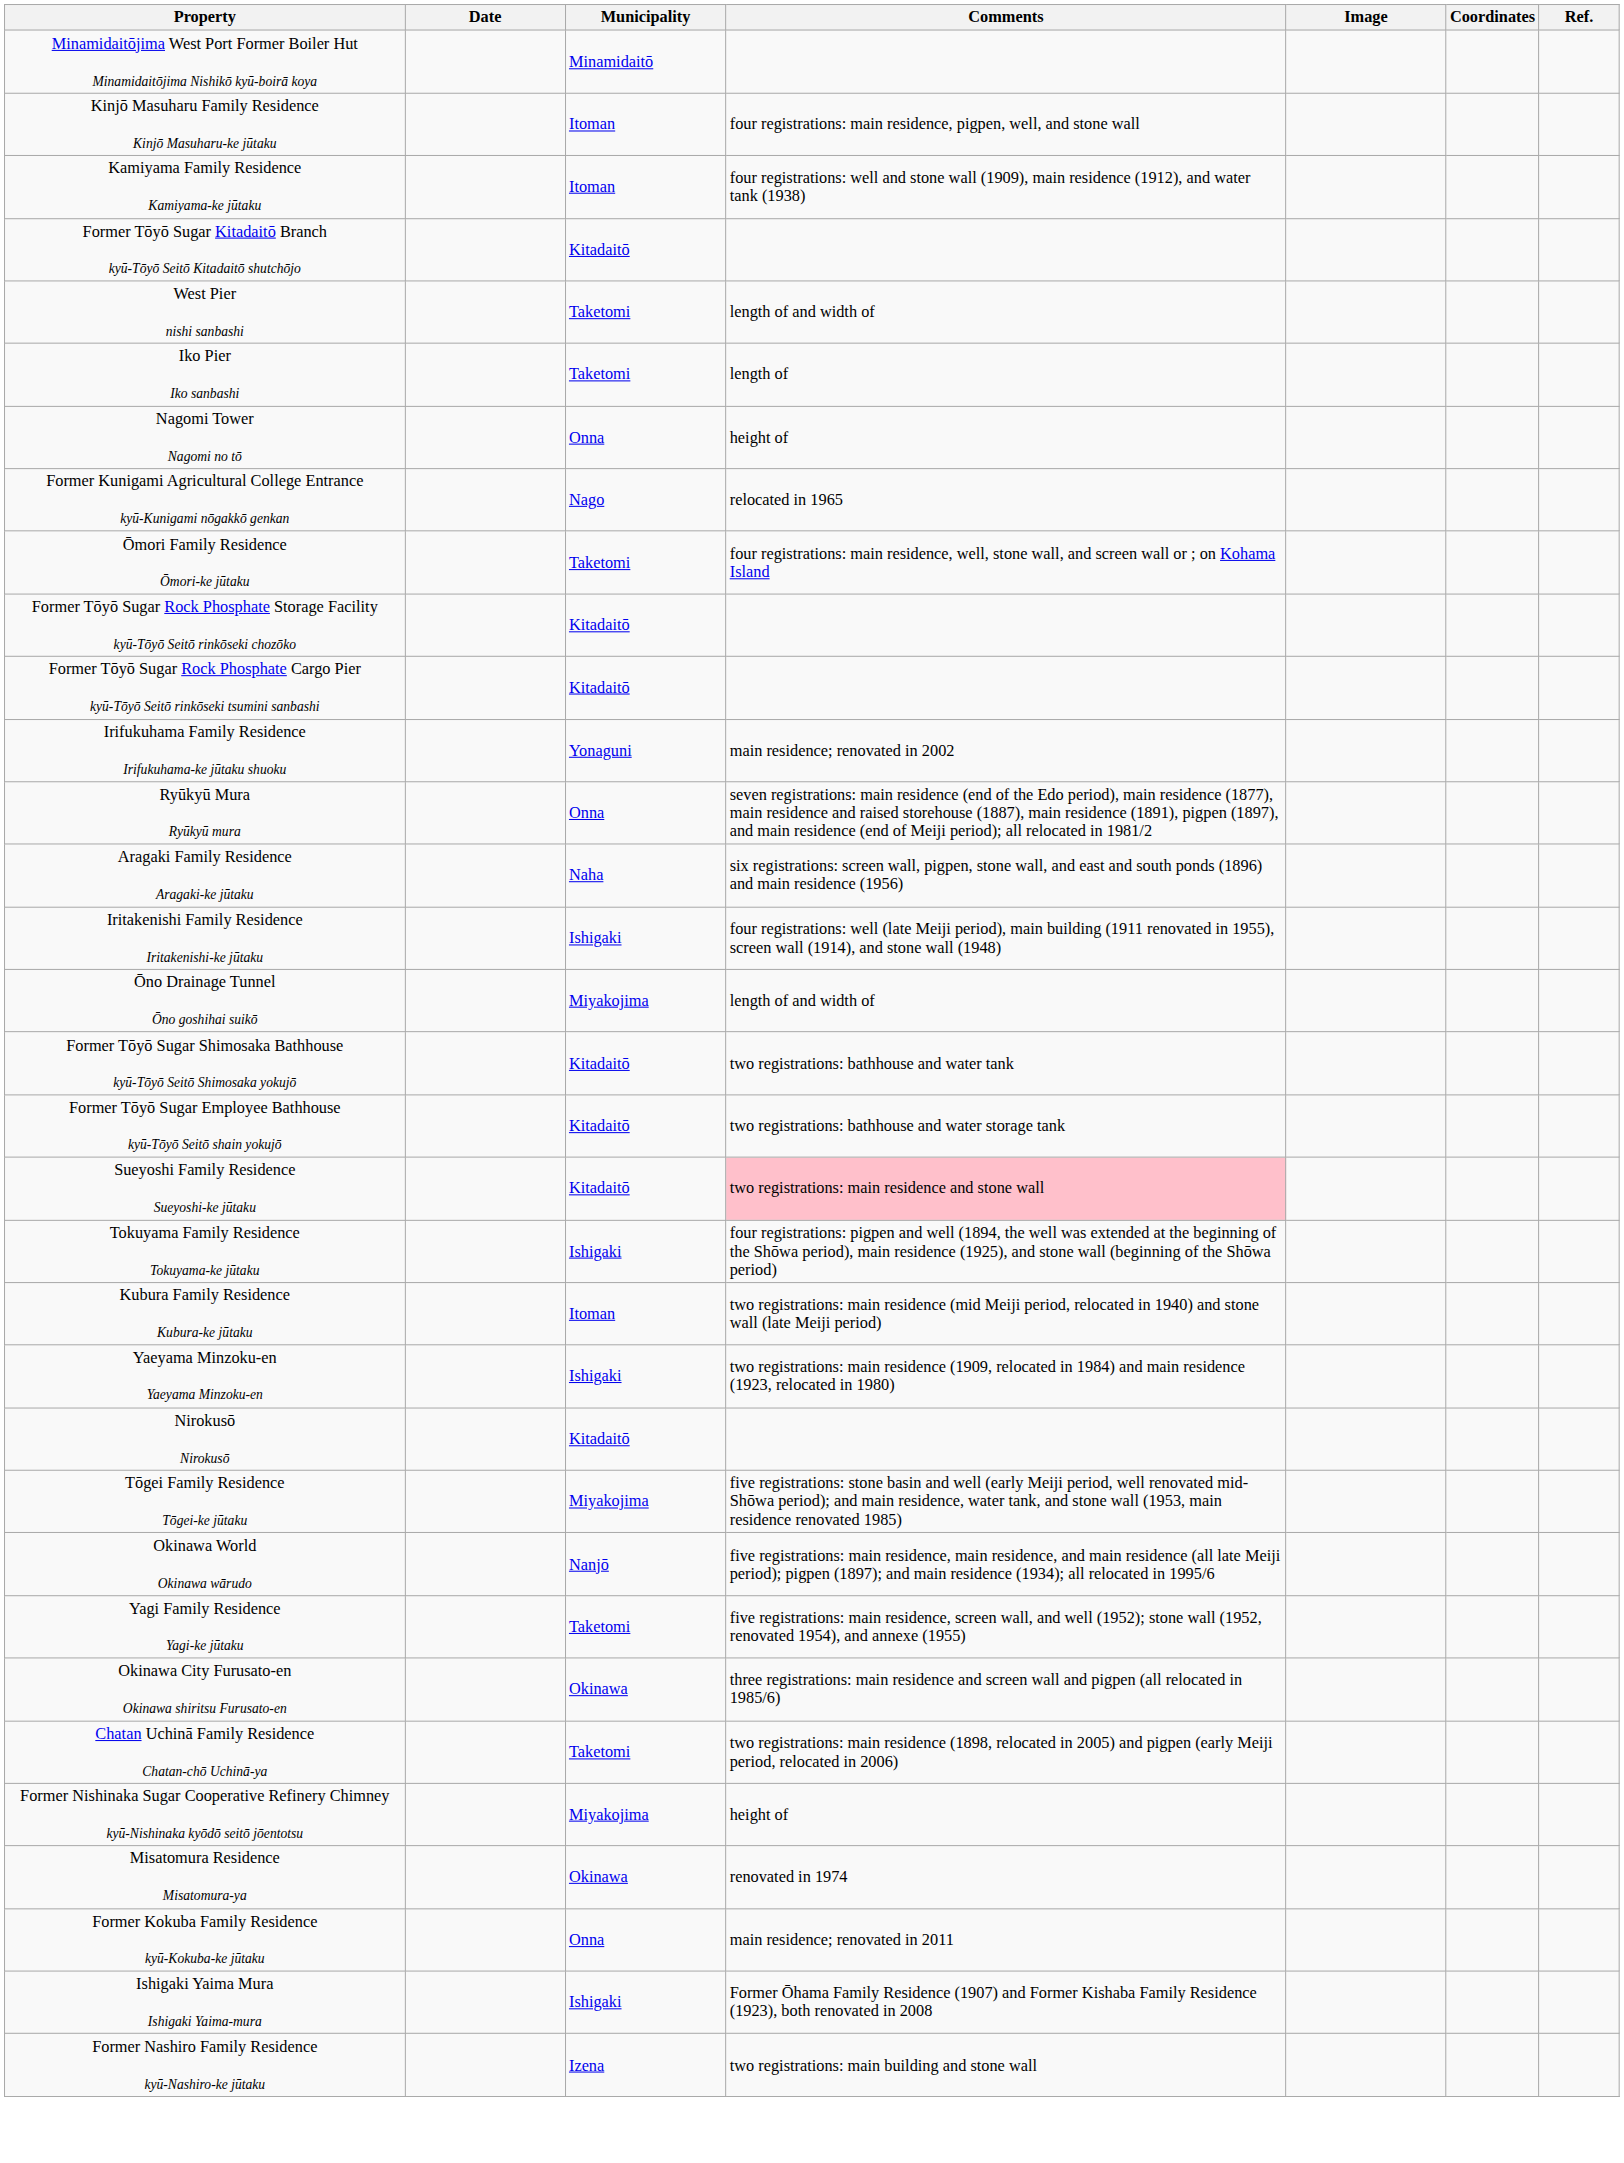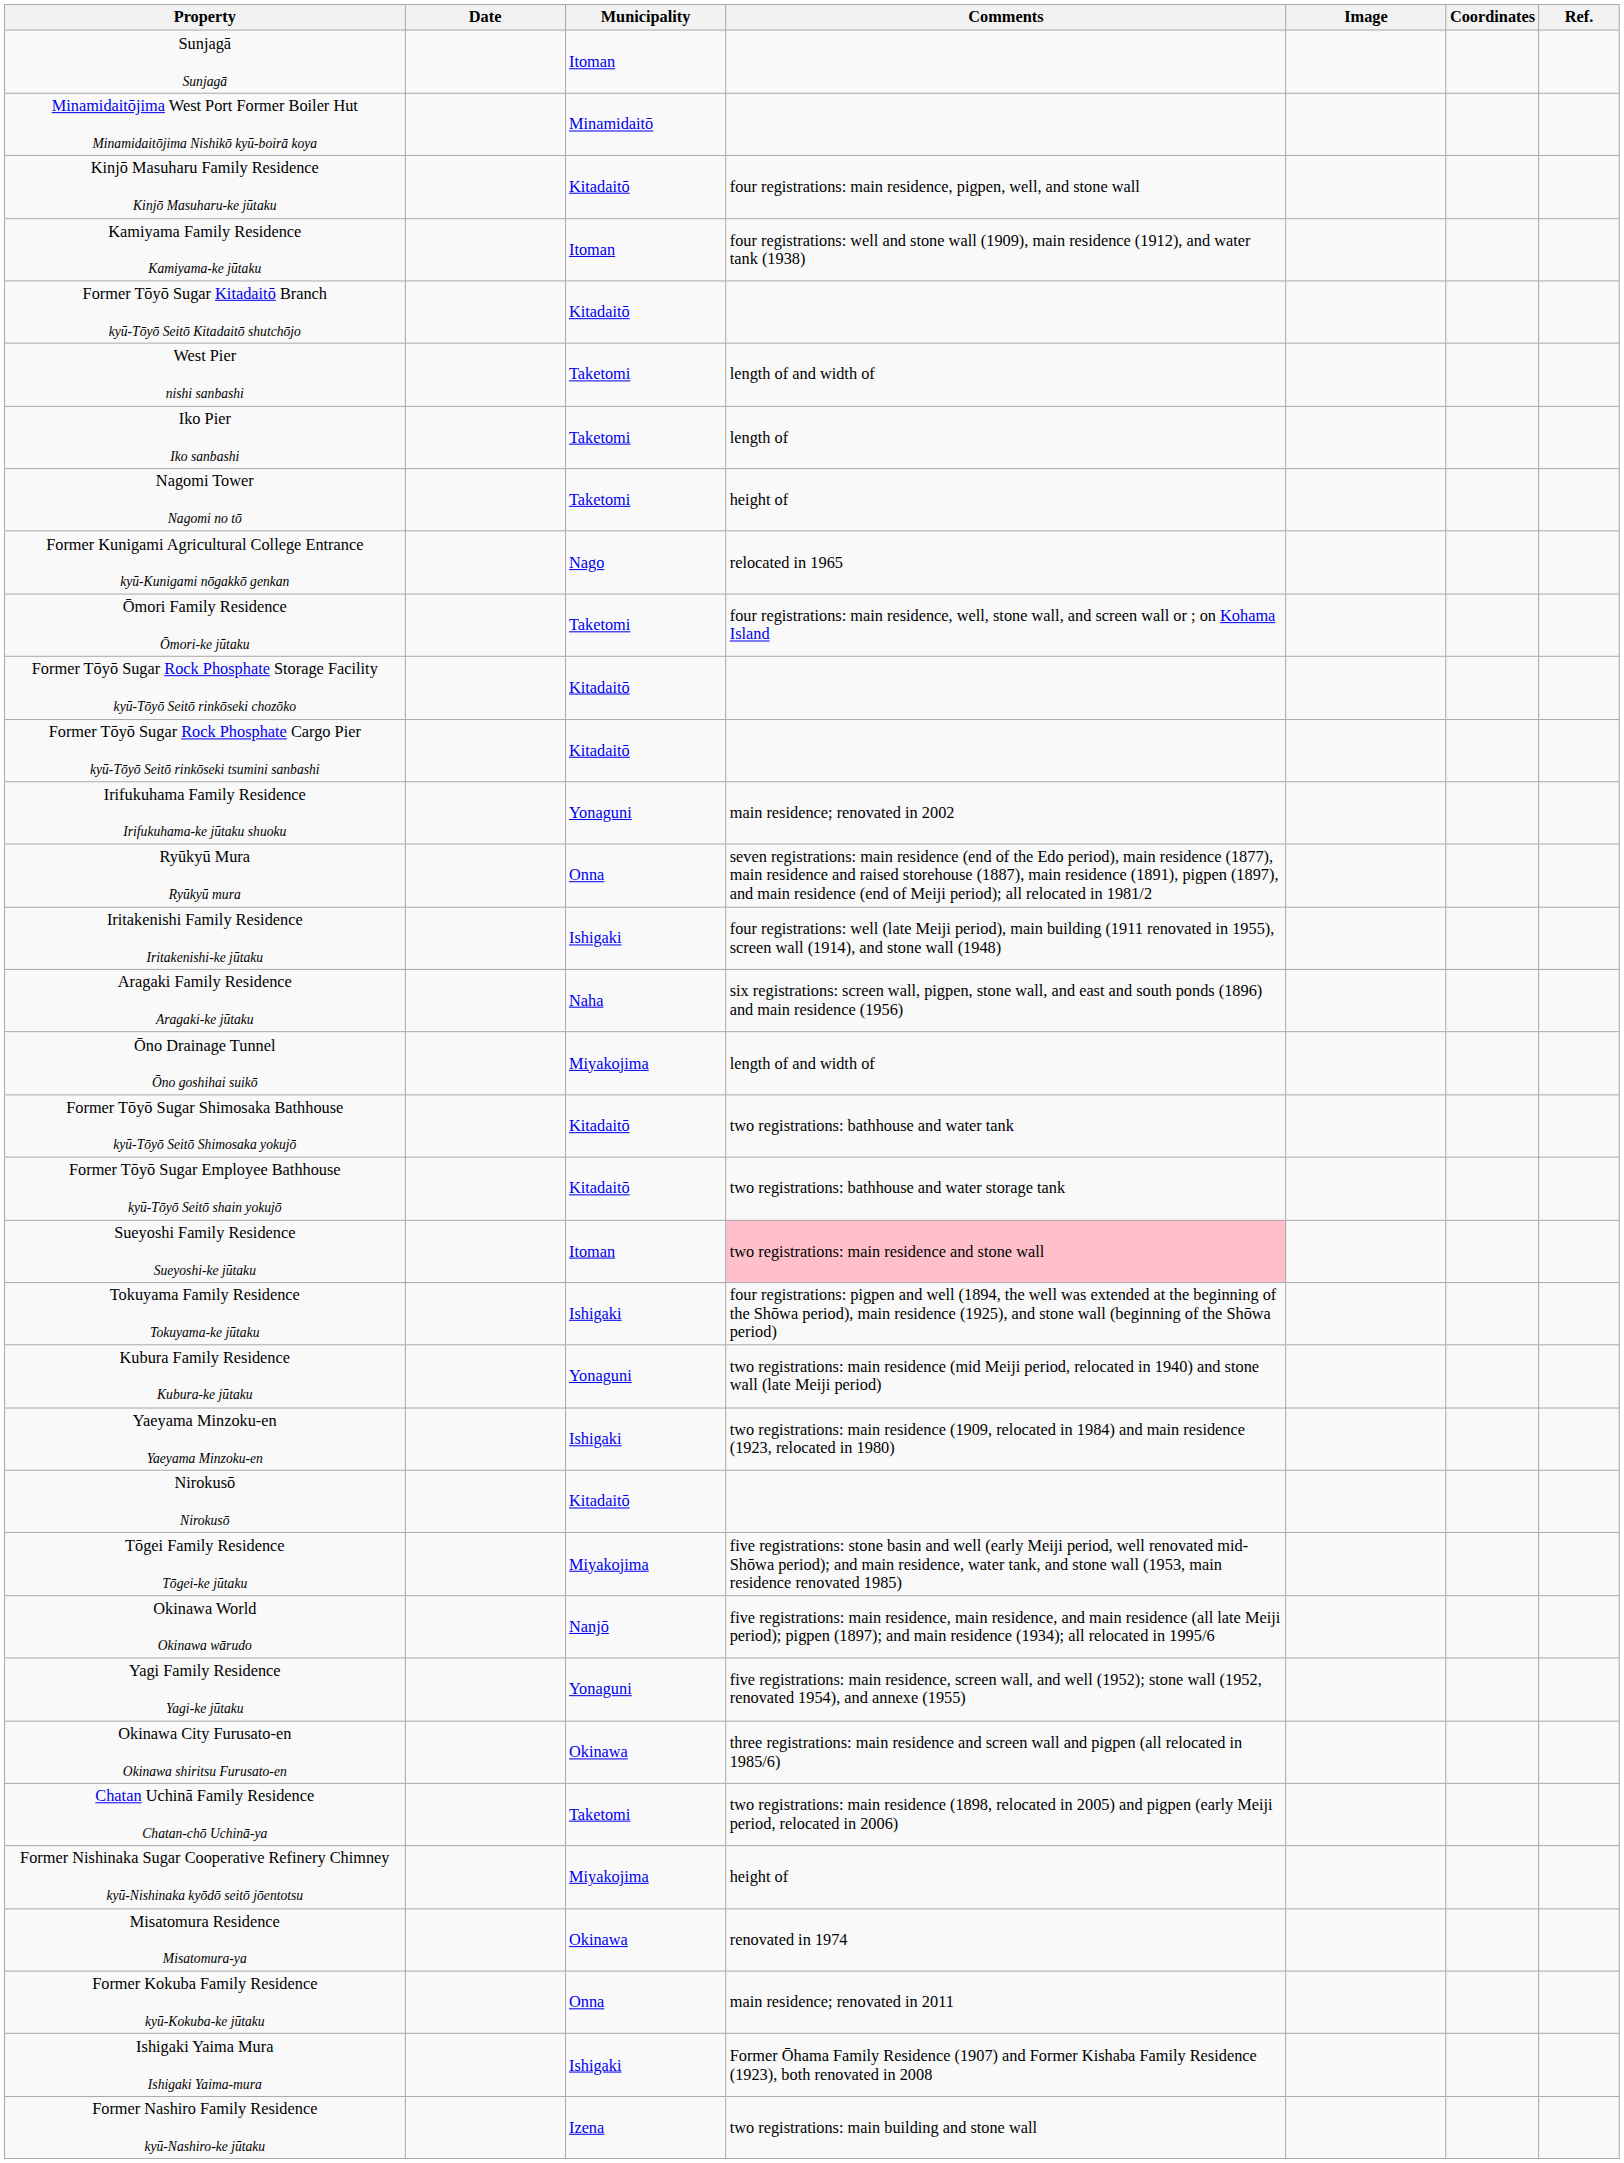+ row: (205, 61)
(592, 124) Itoman -> (599, 186) Kitadaitō
(587, 437) Onna -> (600, 499) Taketomi
rows swapped: (205, 875) <-> (205, 938)
(599, 1188) Kitadaitō -> (592, 1251) Itoman
(592, 1313) Itoman -> (600, 1376) Yonaguni
(600, 1626) Taketomi -> (600, 1689) Yonaguni
